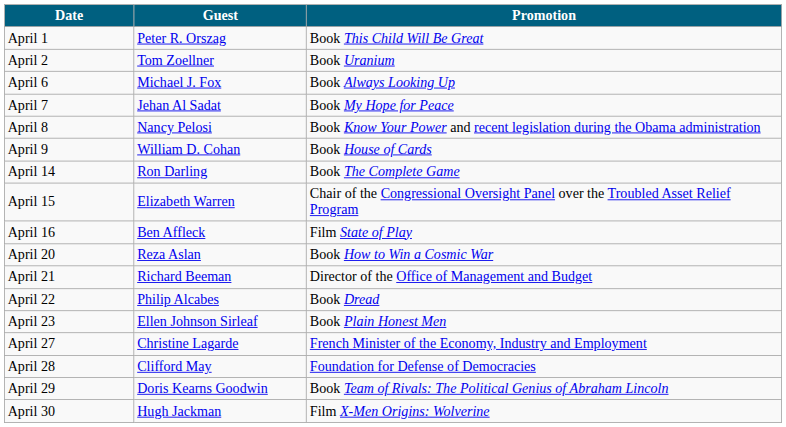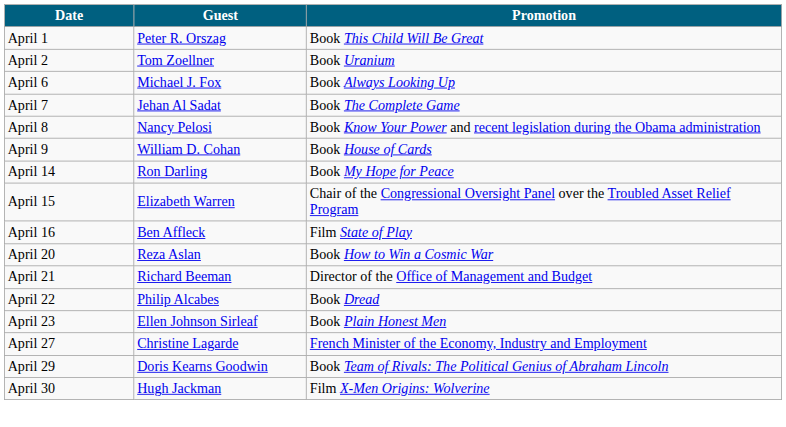(382, 104) Book My Hope for Peace -> (385, 104) Book The Complete Game
(385, 171) Book The Complete Game -> (382, 171) Book My Hope for Peace
- row: (31, 366)
